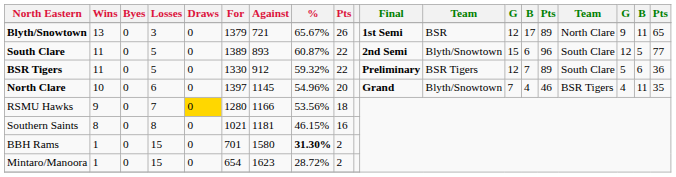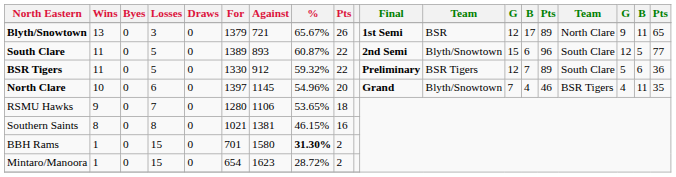(190, 106) gold background -> (190, 106) no background
(263, 106) 1166 -> (263, 106) 1106
(312, 106) 53.56% -> (312, 106) 53.65%
(263, 125) 1181 -> (263, 125) 1381
